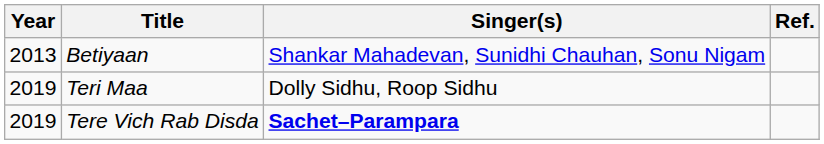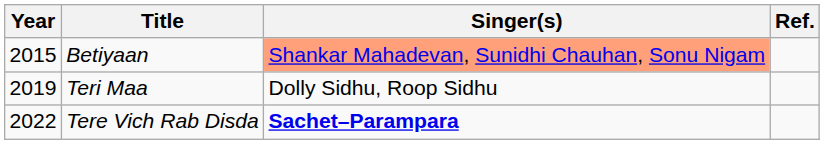(33, 54) 2013 -> (33, 54) 2015
(517, 54) no background -> (517, 54) lightsalmon background
(33, 121) 2019 -> (33, 121) 2022
